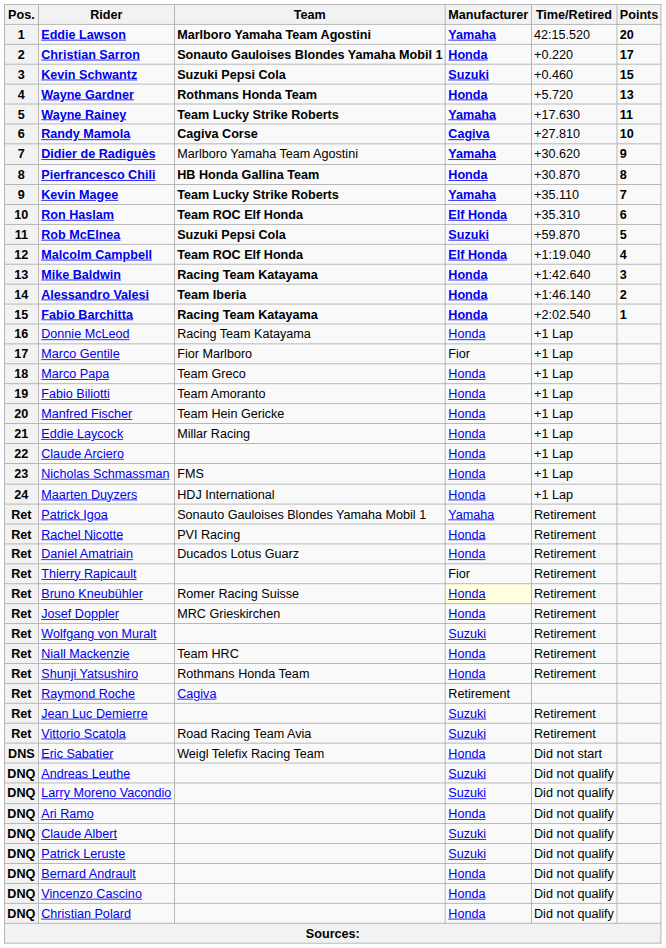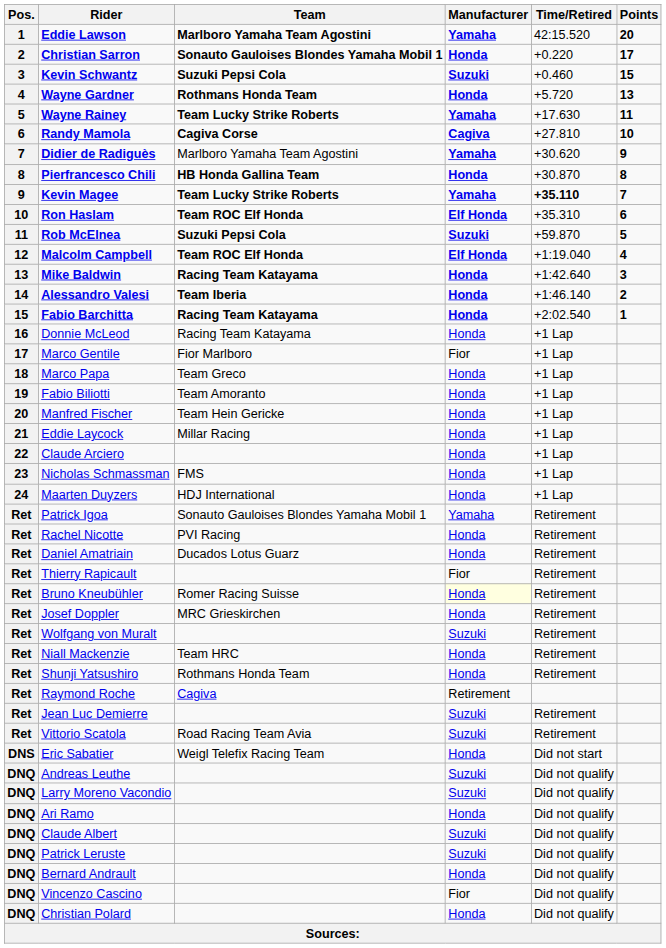(557, 194) normal -> (557, 194) bold
(467, 893) Honda -> (459, 893) Fior
